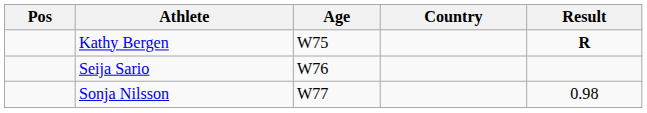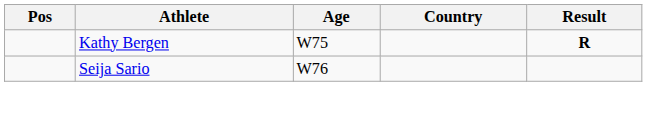- row: (124, 94)
